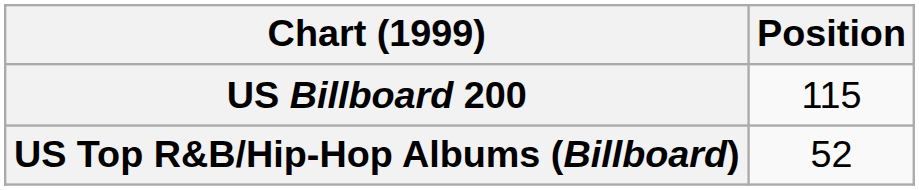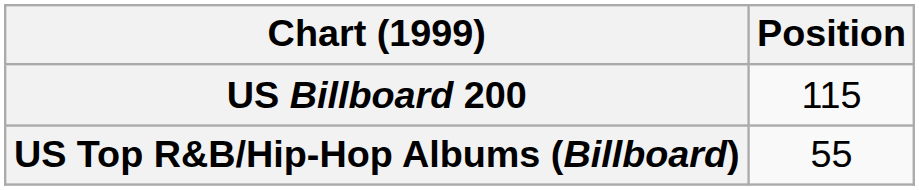(832, 154) 52 -> (832, 154) 55
